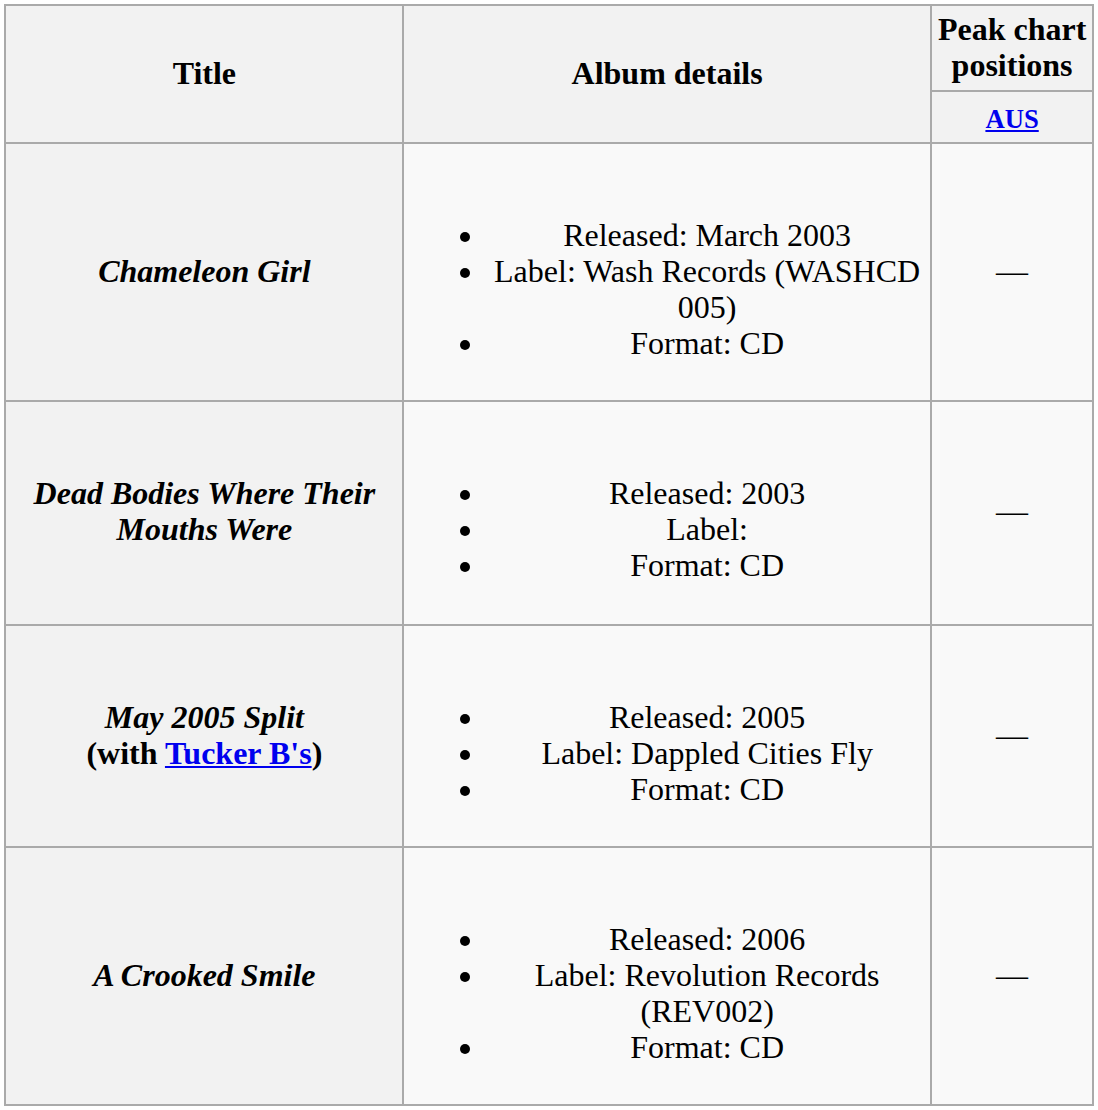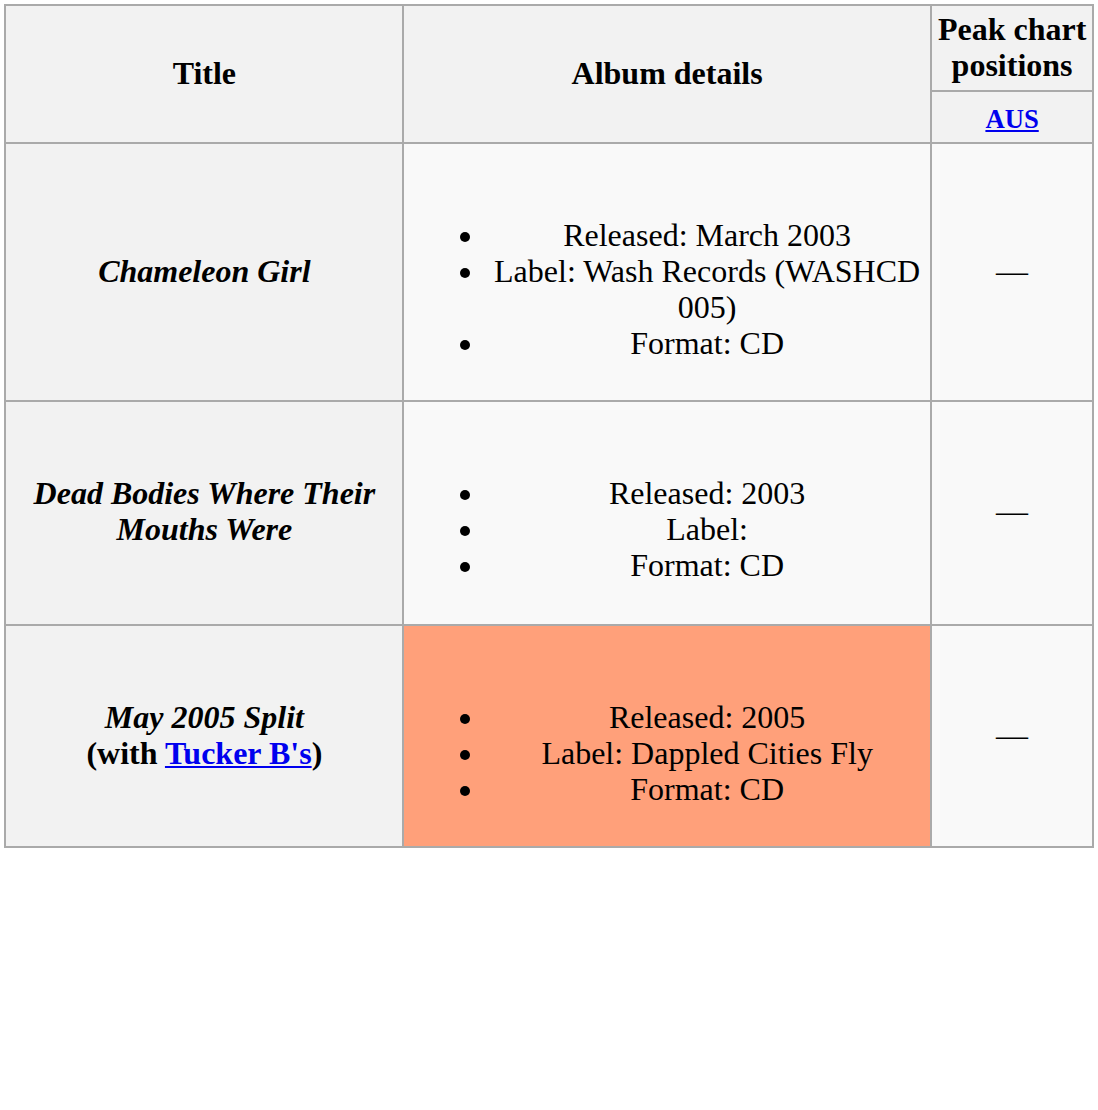(667, 753) no background -> (667, 753) lightsalmon background
- row: (204, 975)
